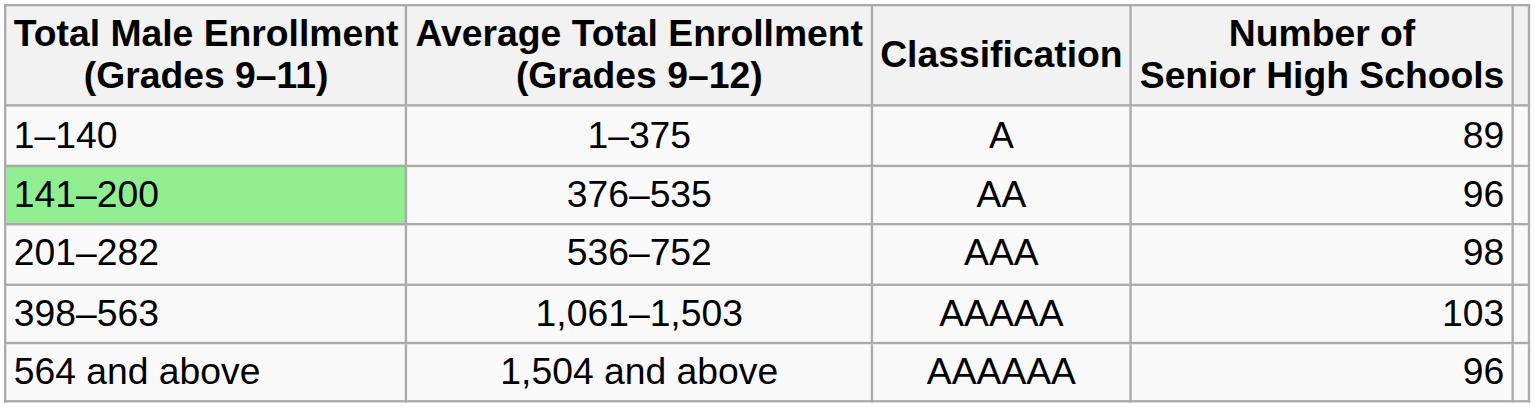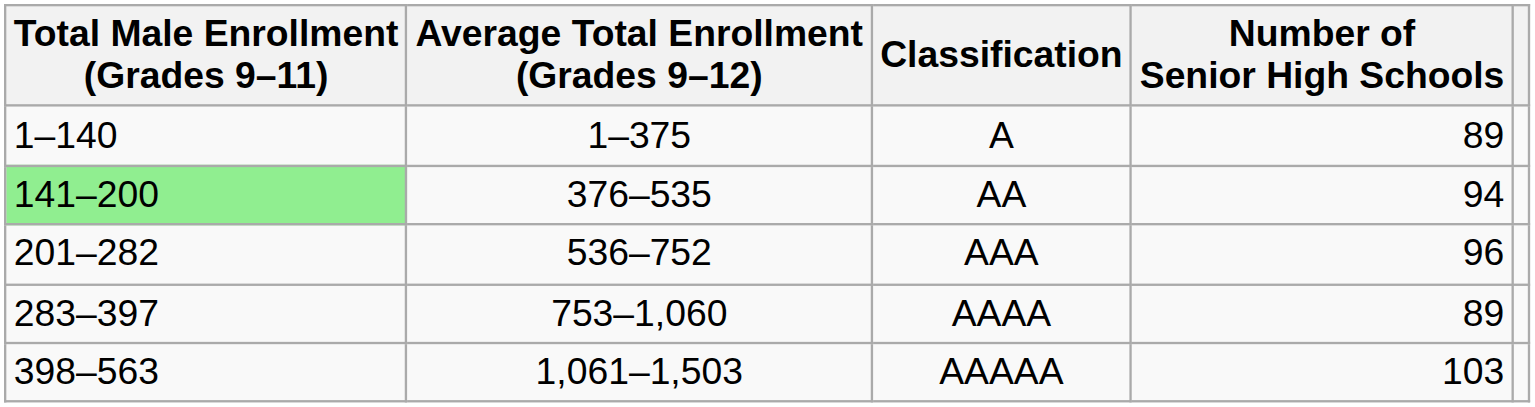(1484, 194) 96 -> (1484, 194) 94
(1484, 253) 98 -> (1484, 253) 96
+ row: (1001, 312)
- row: (1001, 371)
